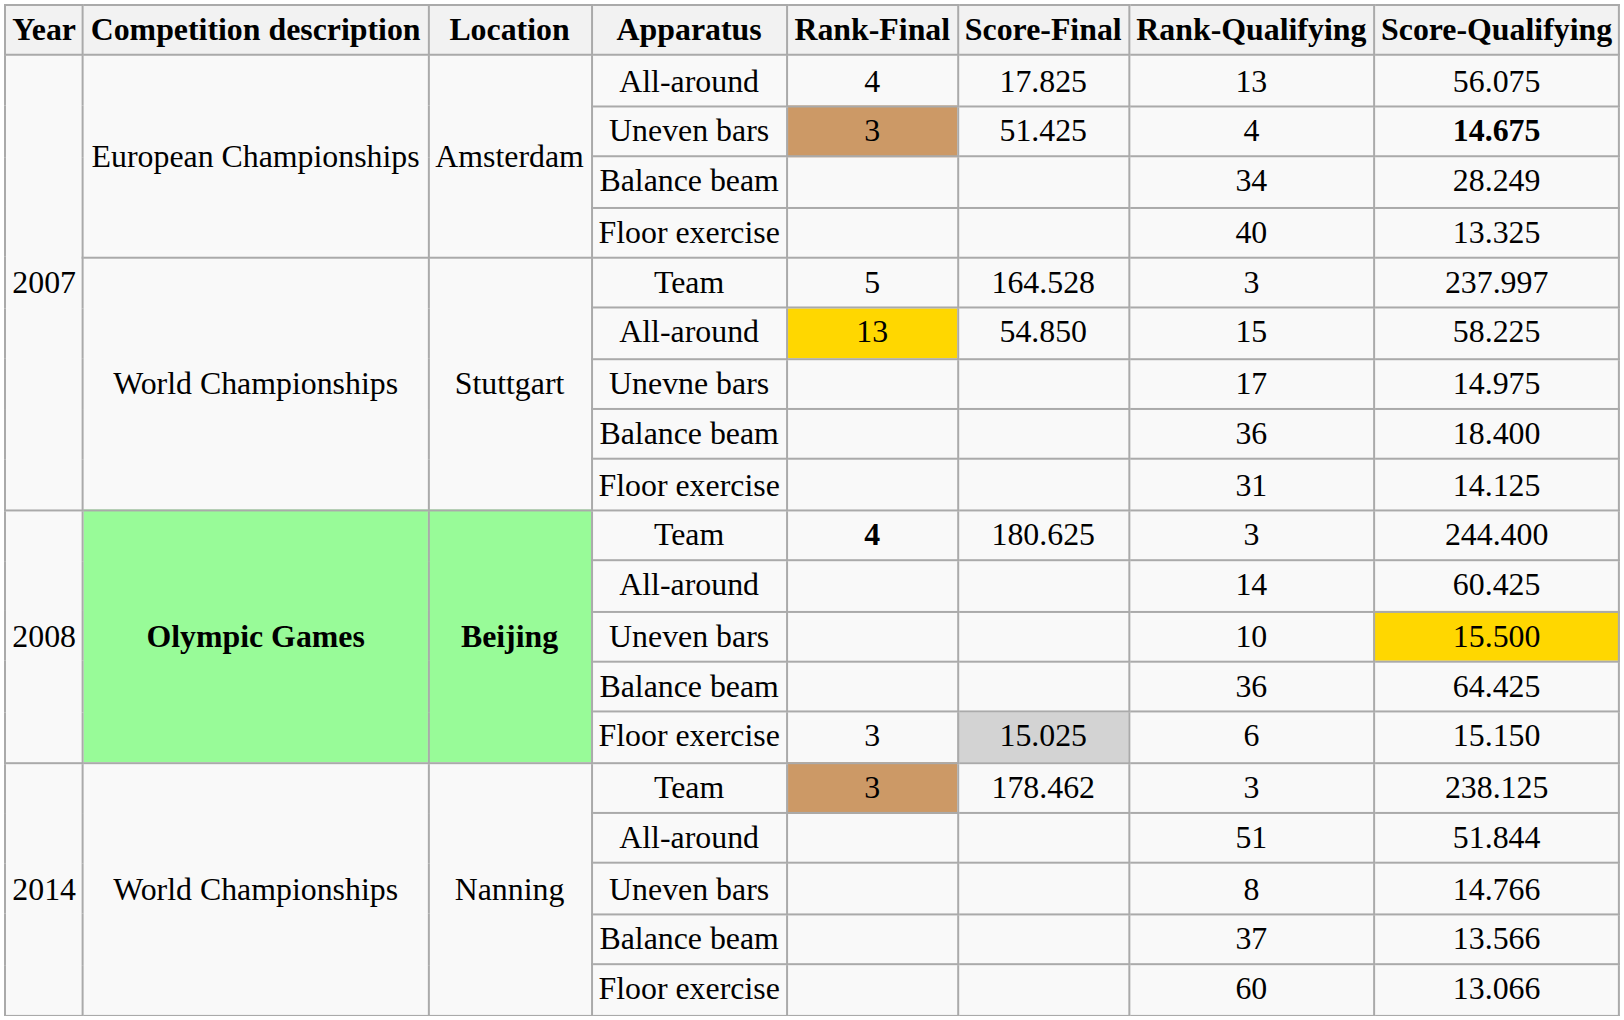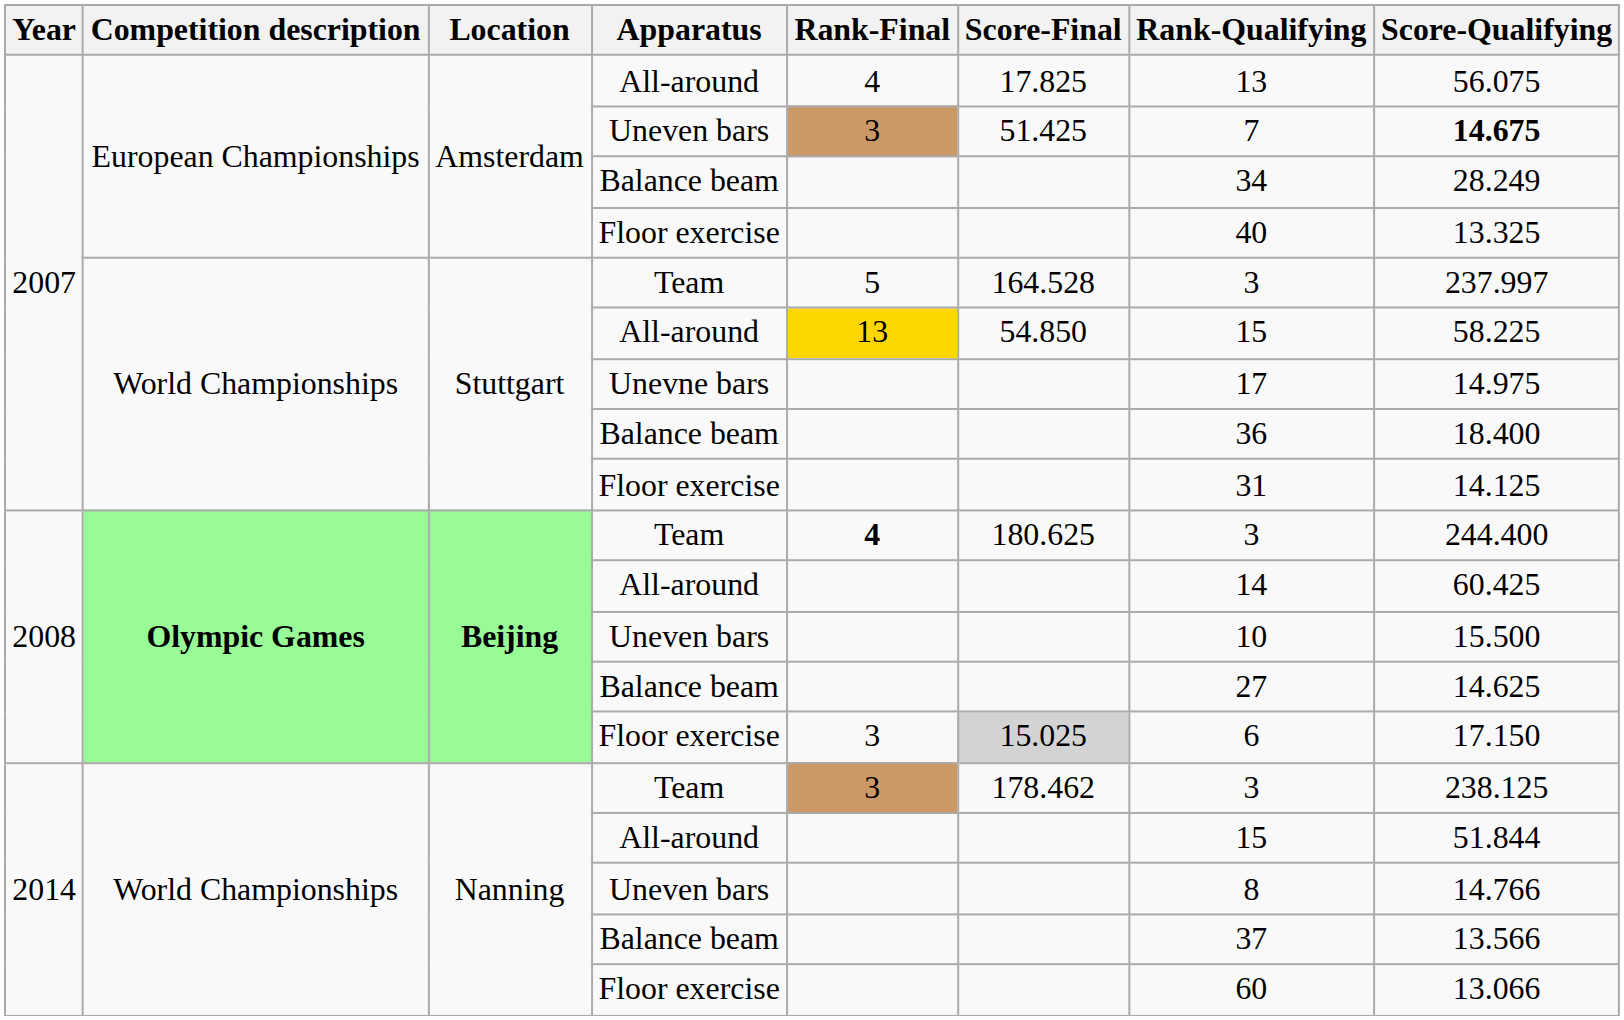(1251, 130) 4 -> (1251, 130) 7
(1497, 635) gold background -> (1497, 635) no background
(1251, 686) 36 -> (1251, 686) 27
(1497, 686) 64.425 -> (1497, 686) 14.625
(1497, 736) 15.150 -> (1497, 736) 17.150
(1251, 837) 51 -> (1251, 837) 15
